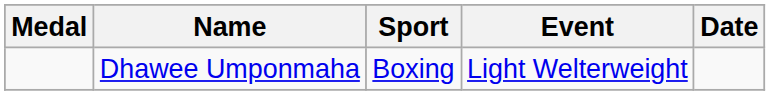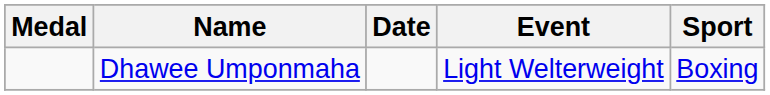columns swapped: (413, 26) <-> (729, 26)
